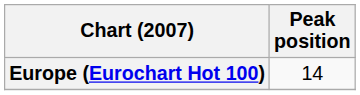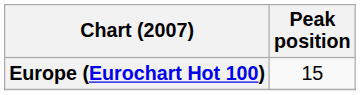(312, 73) 14 -> (312, 73) 15
